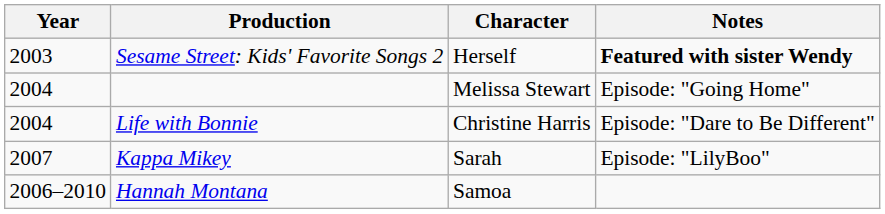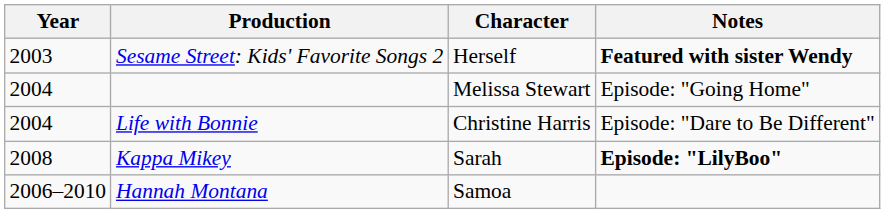(31, 157) 2007 -> (31, 157) 2008
(685, 157) normal -> (691, 157) bold
